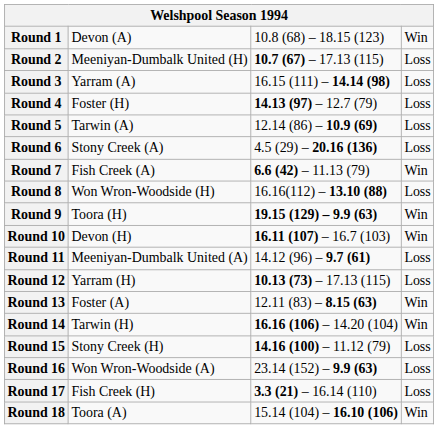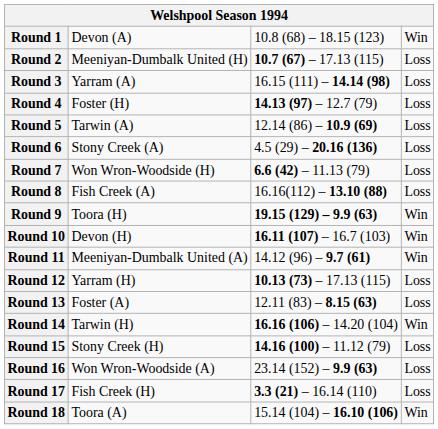(113, 170) Fish Creek (A) -> (143, 170) Won Wron-Woodside (H)
(416, 170) Win -> (418, 170) Loss
(143, 192) Won Wron-Woodside (H) -> (113, 192) Fish Creek (A)
(418, 258) Loss -> (416, 258) Win
(416, 302) Win -> (418, 302) Loss
